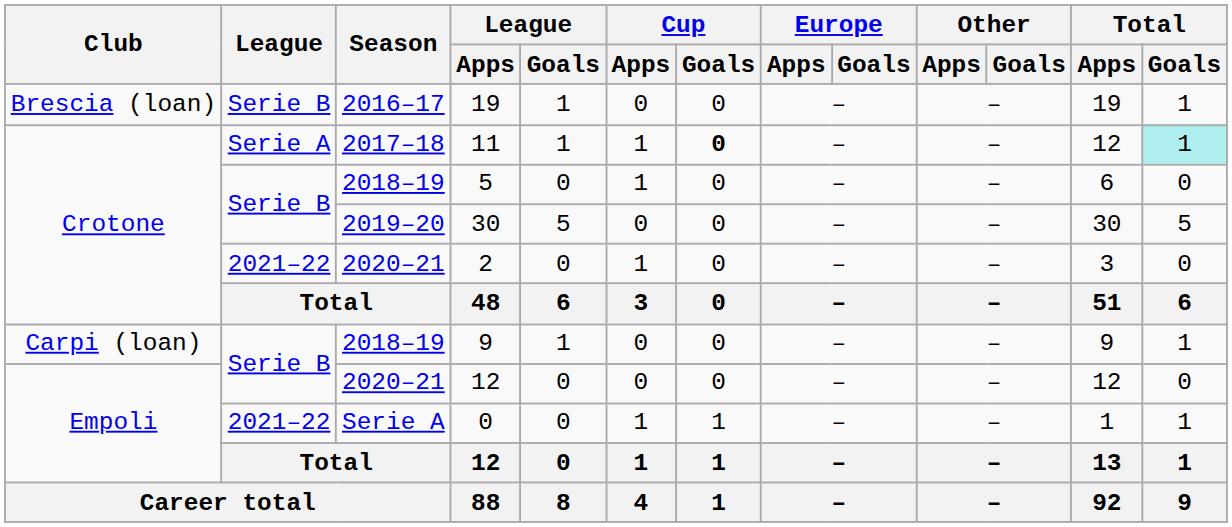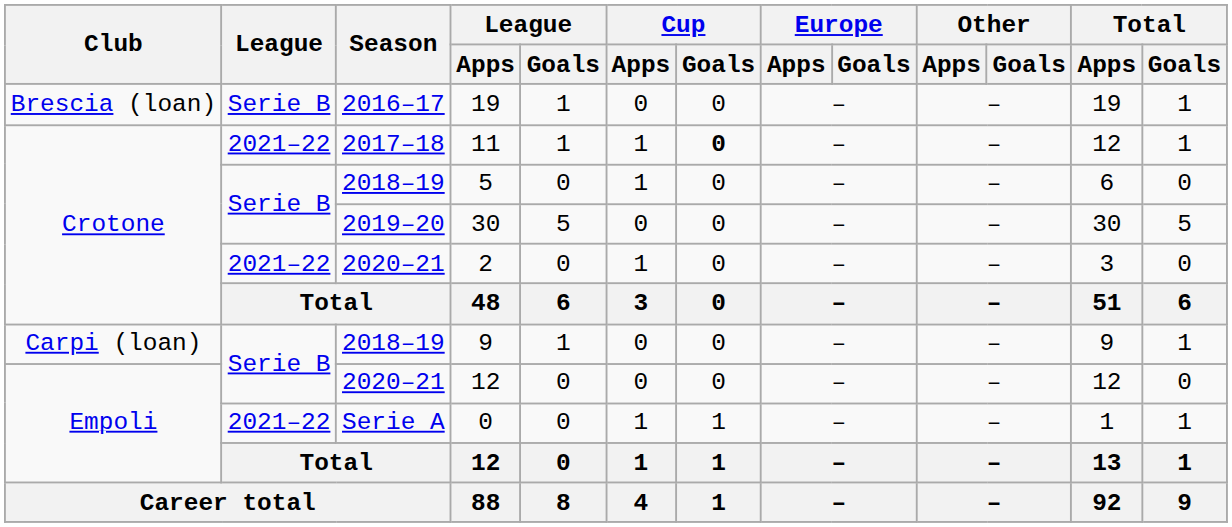(279, 144) Serie A -> (279, 144) 2021–22
(1185, 144) paleturquoise background -> (1185, 144) no background
